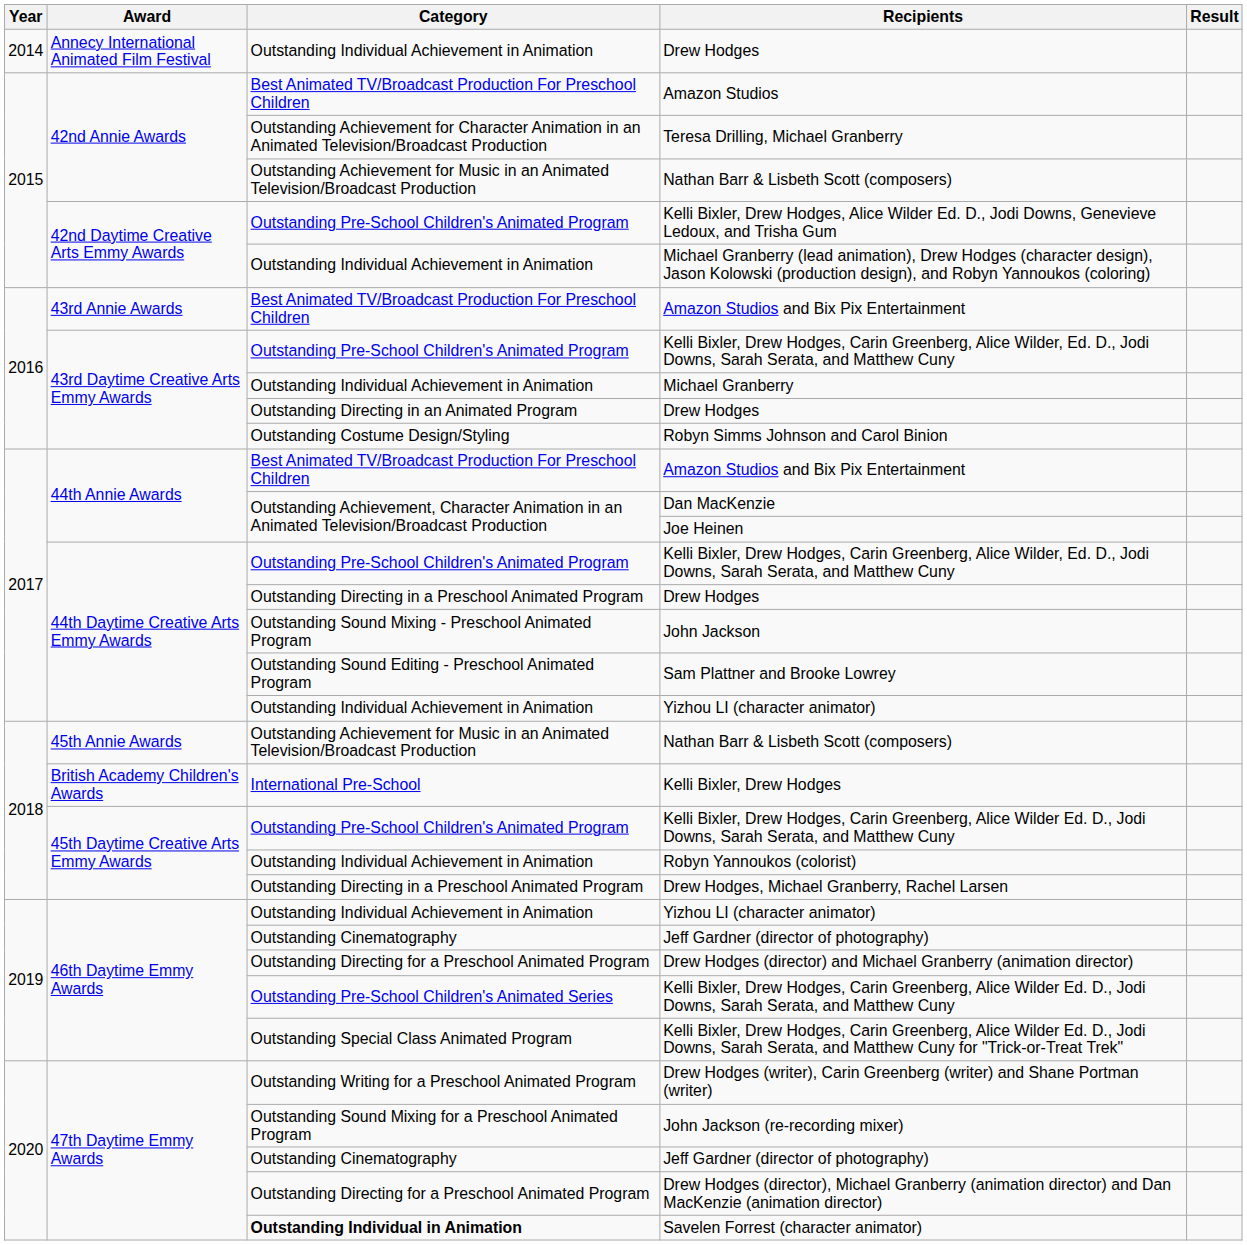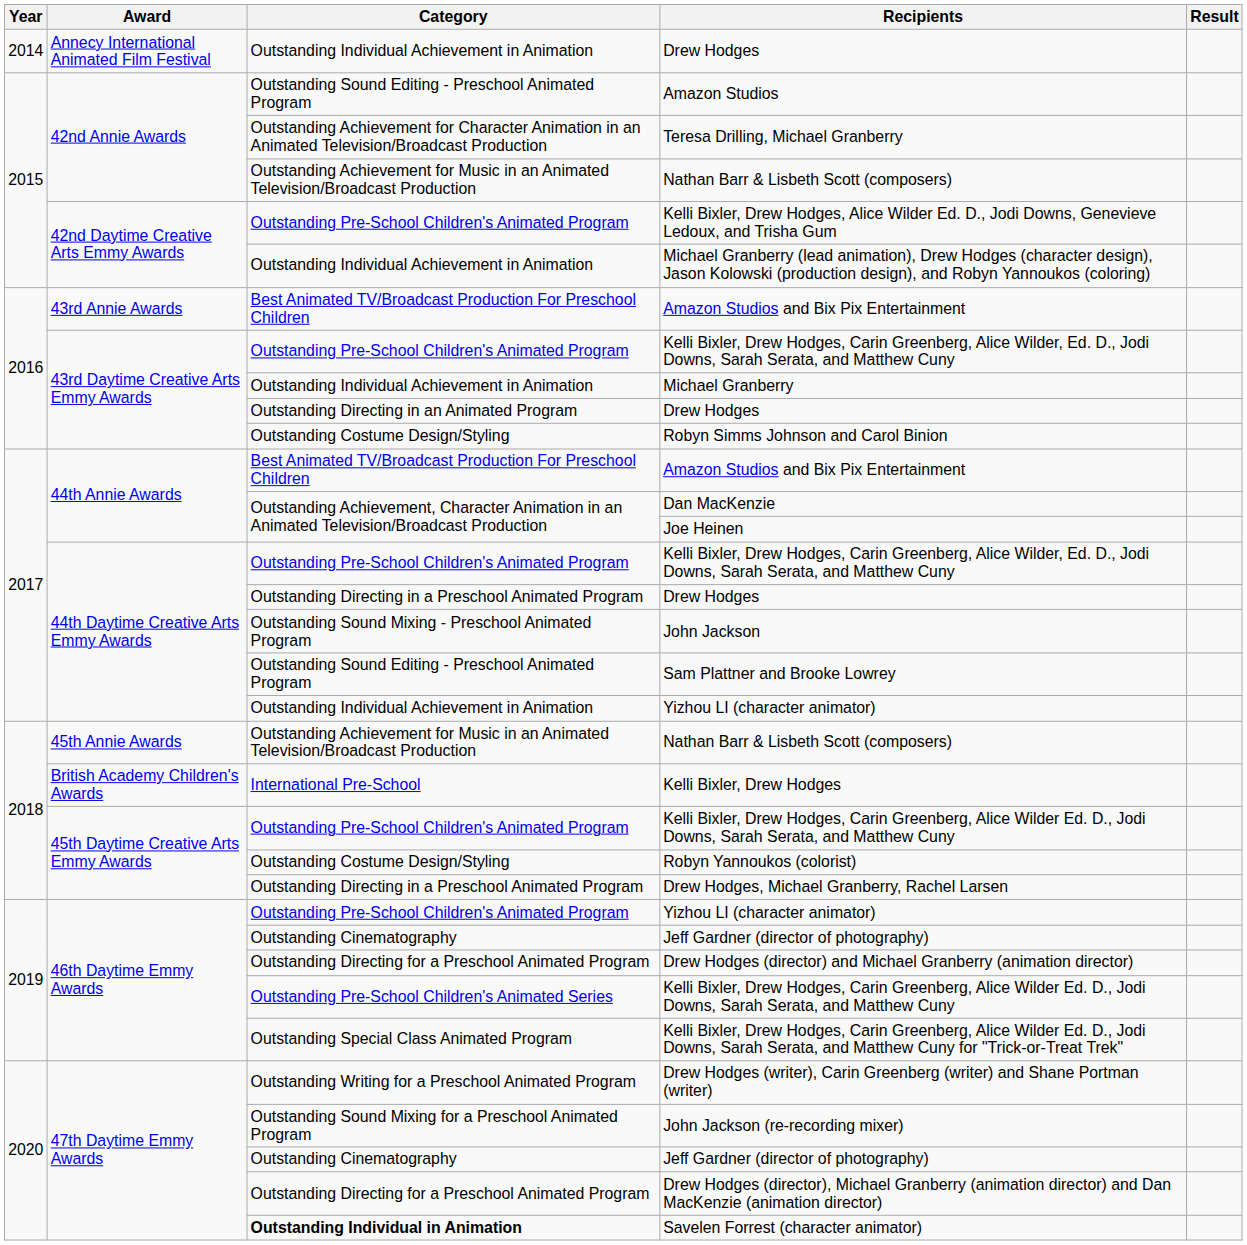(443, 94) Best Animated TV/Broadcast Production For Preschool Children -> (422, 94) Outstanding Sound Editing - Preschool Animated Program
(422, 862) Outstanding Individual Achievement in Animation -> (380, 862) Outstanding Costume Design/Styling
(422, 912) Outstanding Individual Achievement in Animation -> (440, 912) Outstanding Pre-School Children's Animated Program
